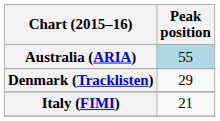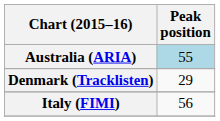(186, 103) 21 -> (186, 103) 56
